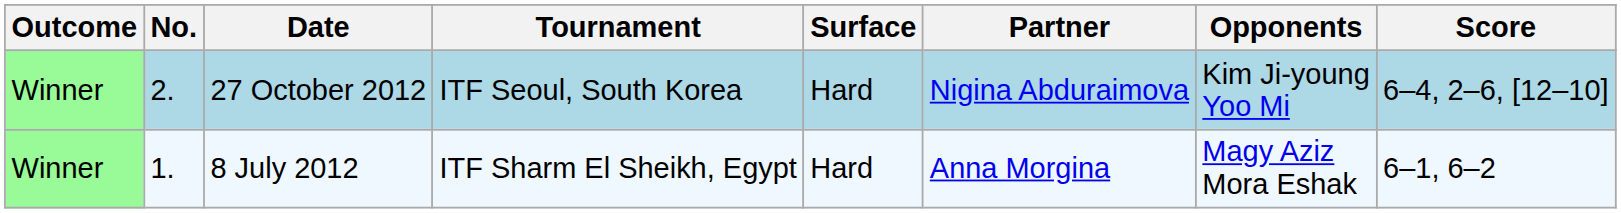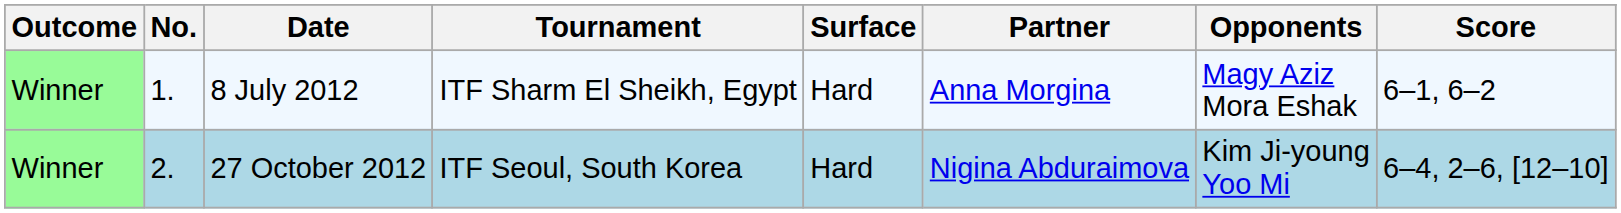rows swapped: (285, 168) <-> (318, 89)
